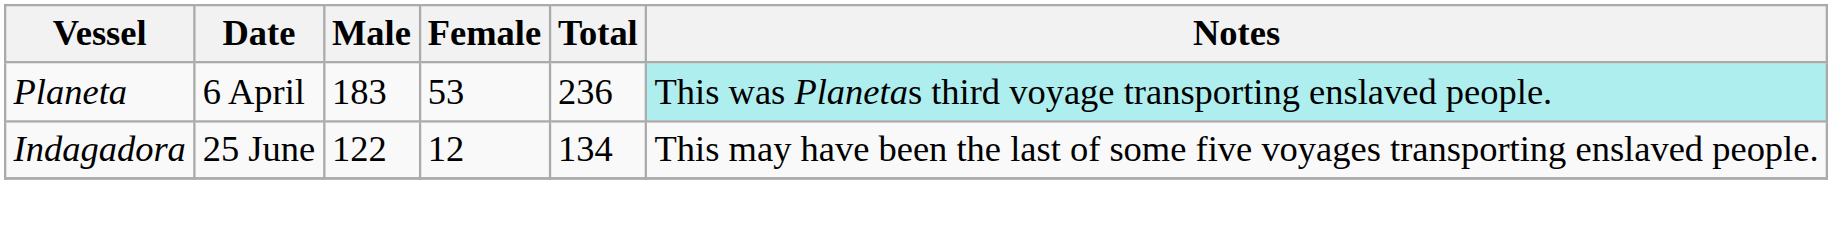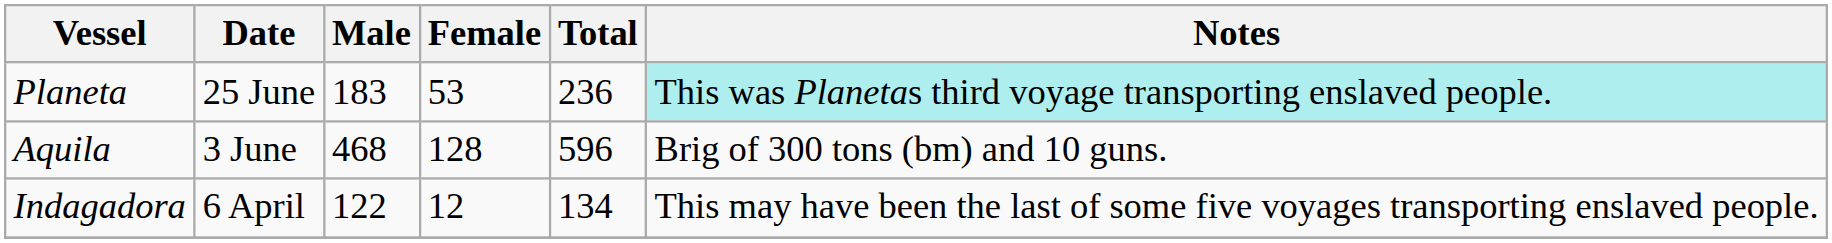(254, 91) 6 April -> (259, 91) 25 June
+ row: (62, 149)
(259, 149) 25 June -> (254, 206) 6 April
